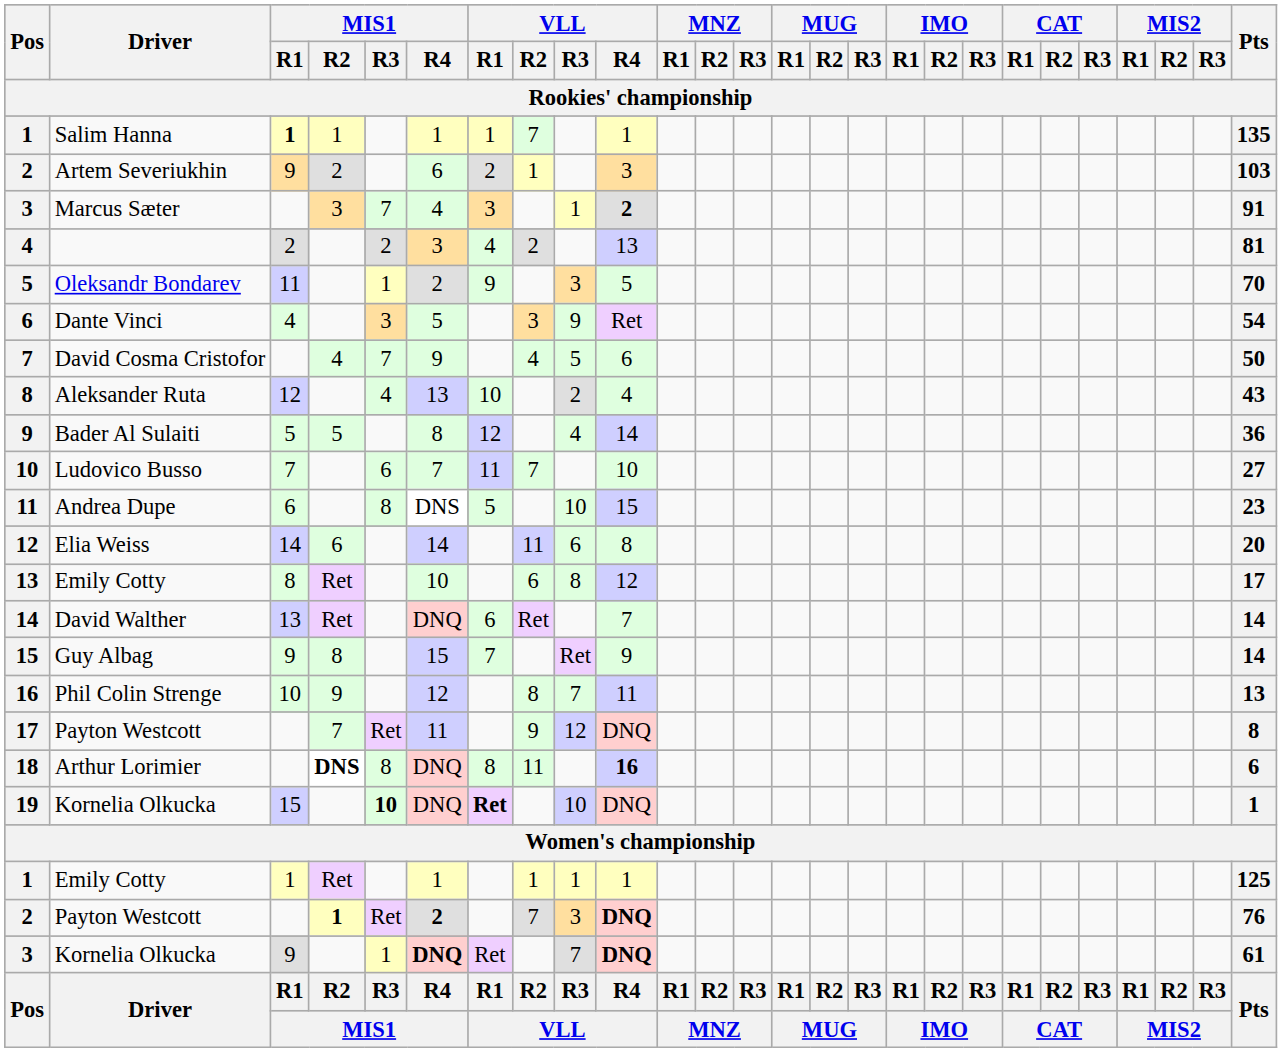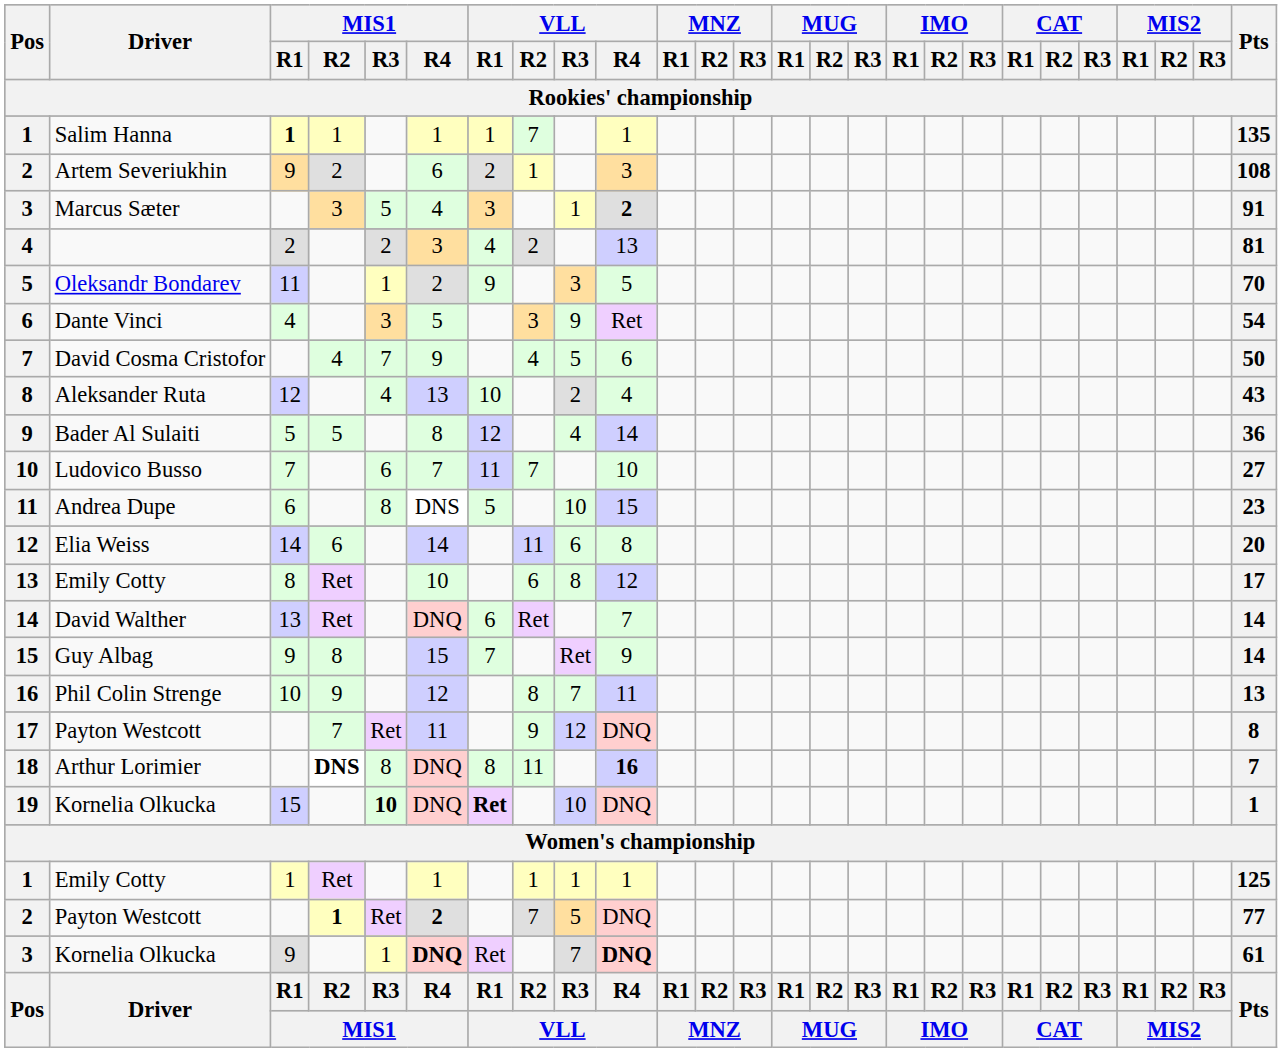(1254, 171) 103 -> (1254, 171) 108
(386, 208) 7 -> (386, 208) 5
(1254, 767) 6 -> (1254, 767) 7
(575, 916) 3 -> (575, 916) 5
(627, 916) bold -> (627, 916) normal
(1254, 916) 76 -> (1254, 916) 77
